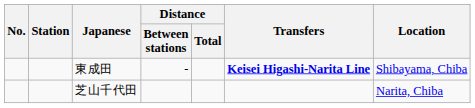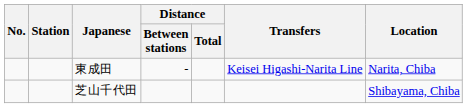(299, 69) bold -> (295, 69) normal
(422, 69) Shibayama, Chiba -> (402, 69) Narita, Chiba
(409, 91) Narita, Chiba -> (414, 91) Shibayama, Chiba
